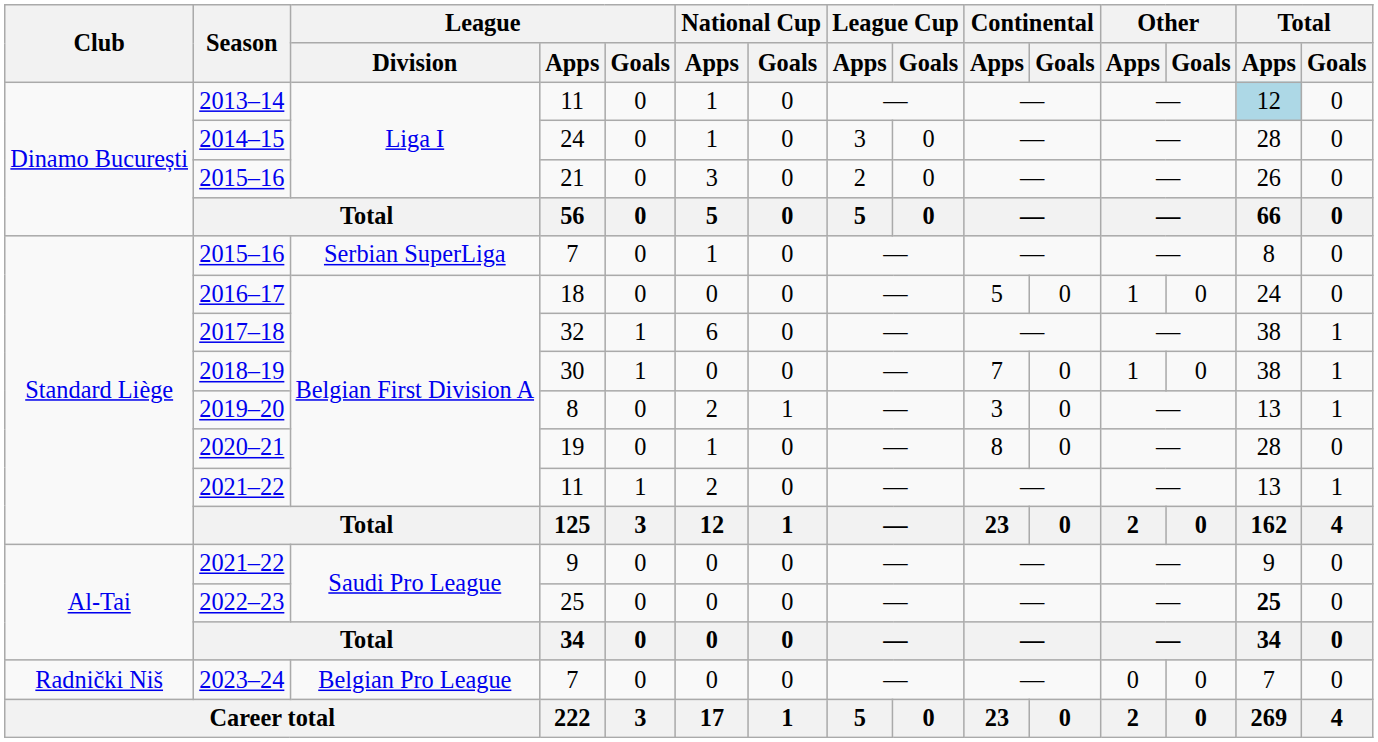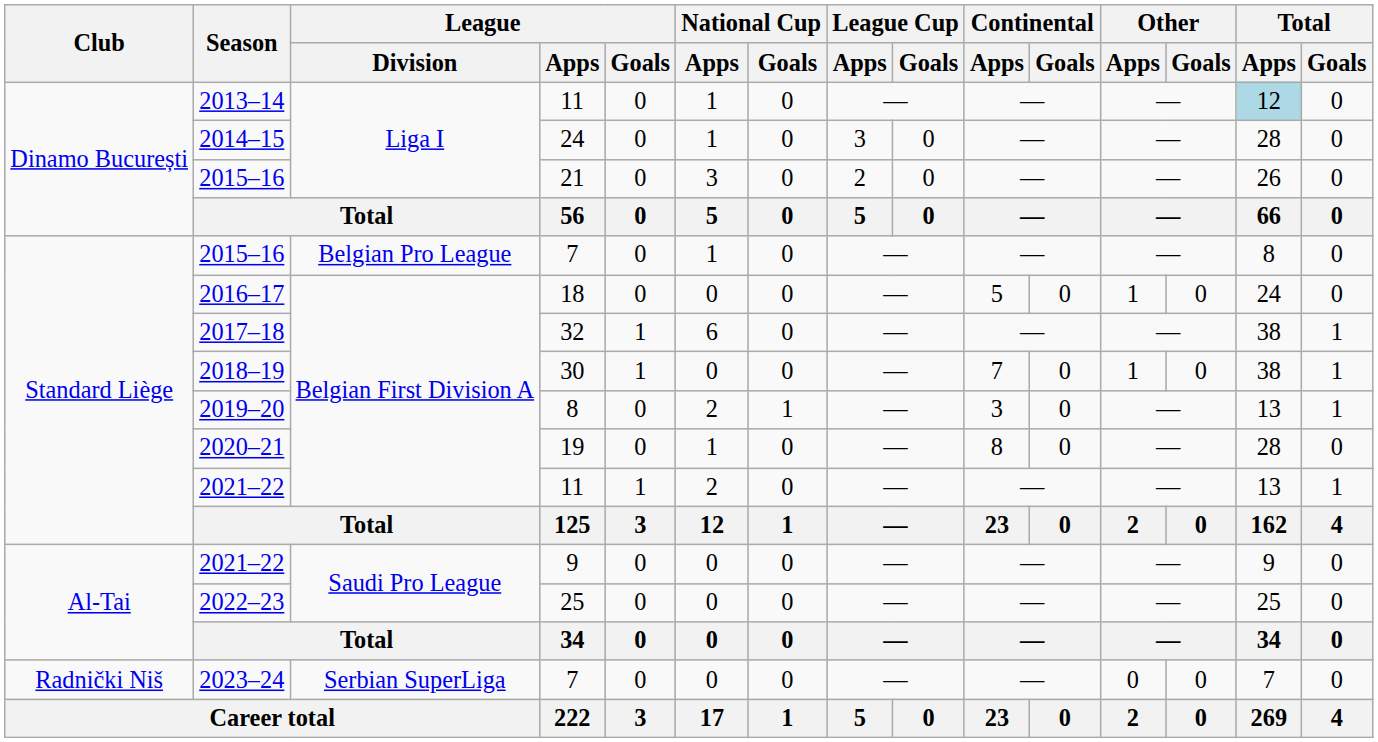(415, 255) Serbian SuperLiga -> (415, 255) Belgian Pro League
(1269, 602) bold -> (1269, 602) normal
(415, 679) Belgian Pro League -> (415, 679) Serbian SuperLiga
